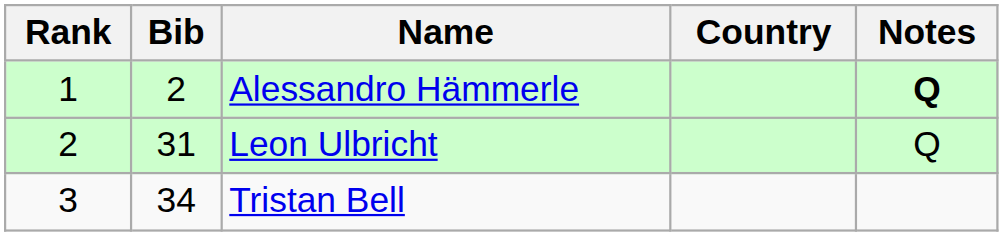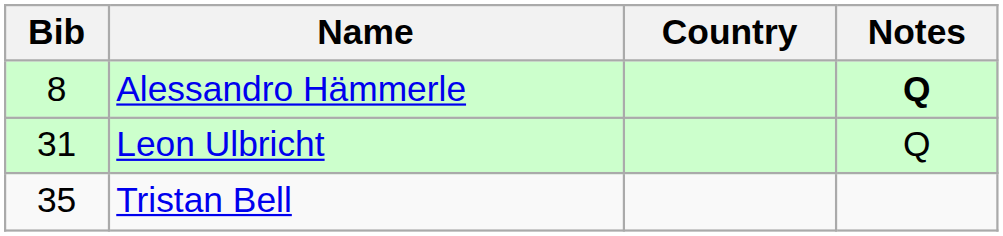- column: (68, 32)
(176, 88) 2 -> (57, 88) 8
(176, 200) 34 -> (57, 200) 35
